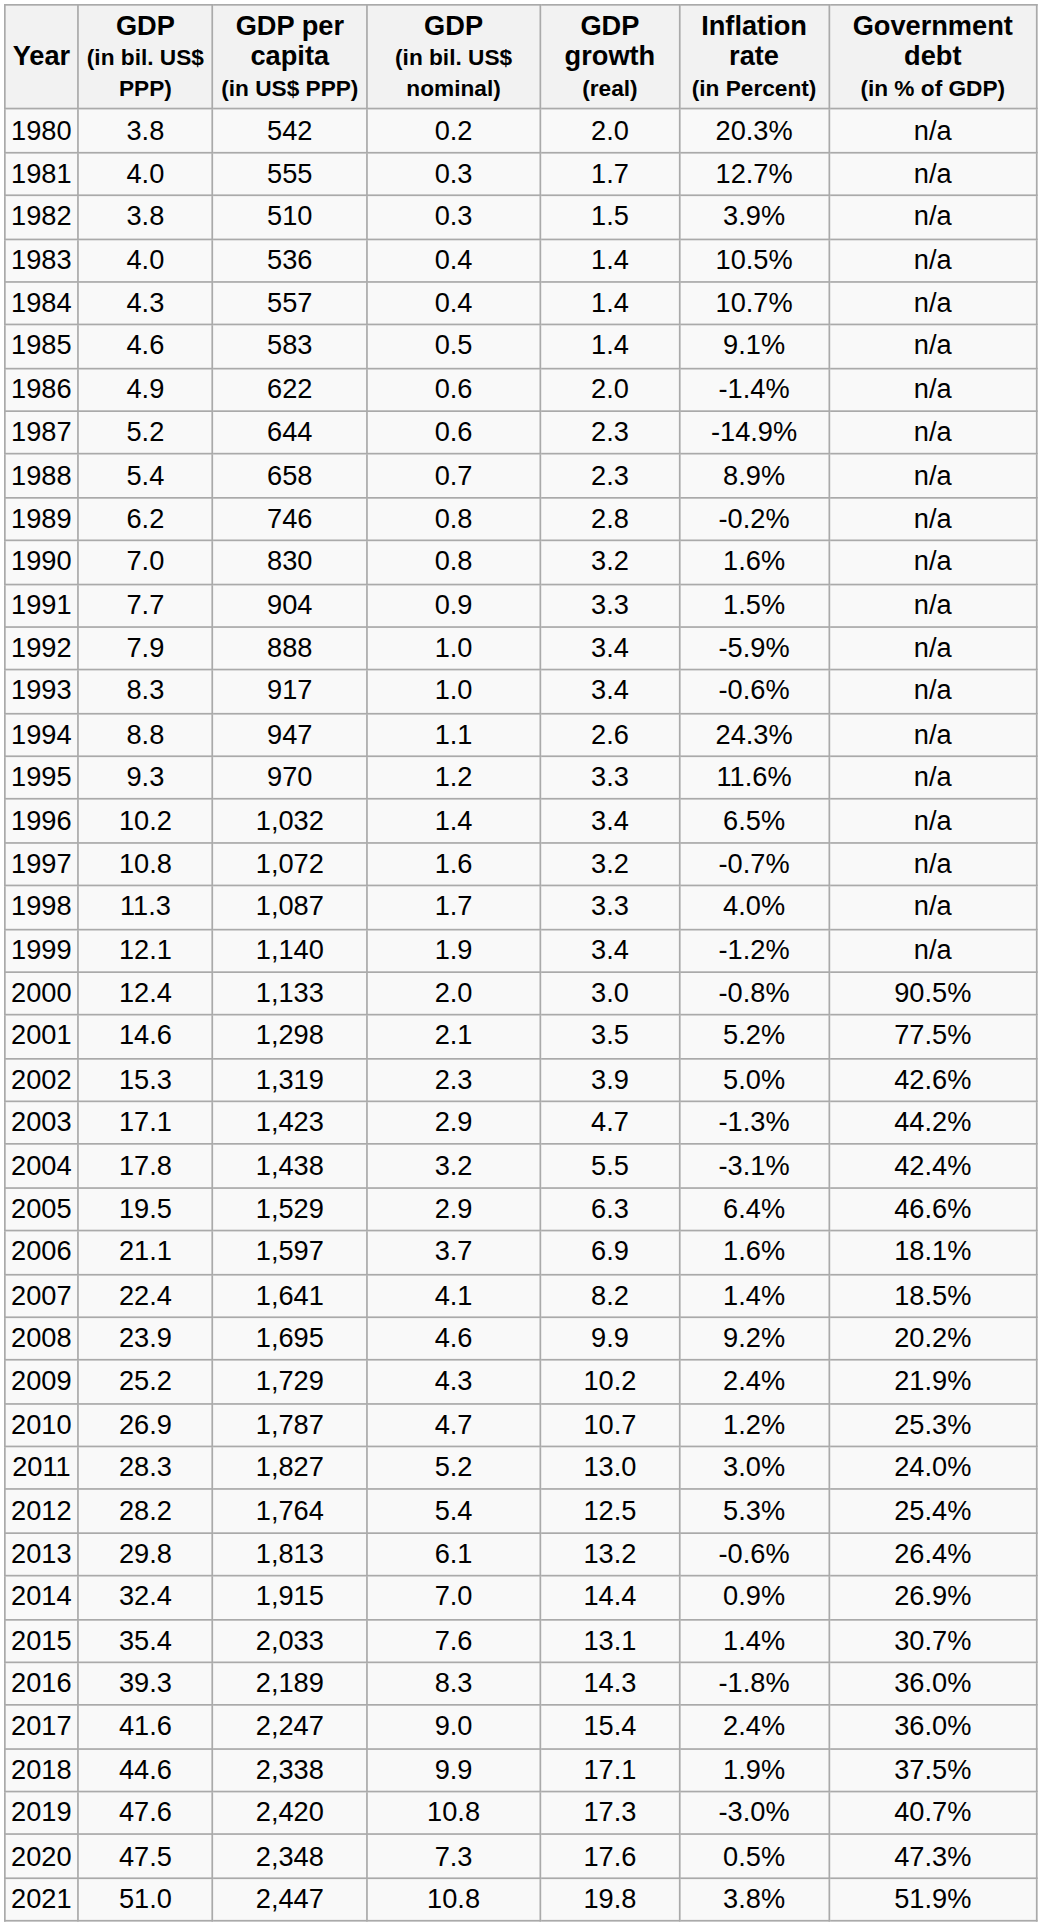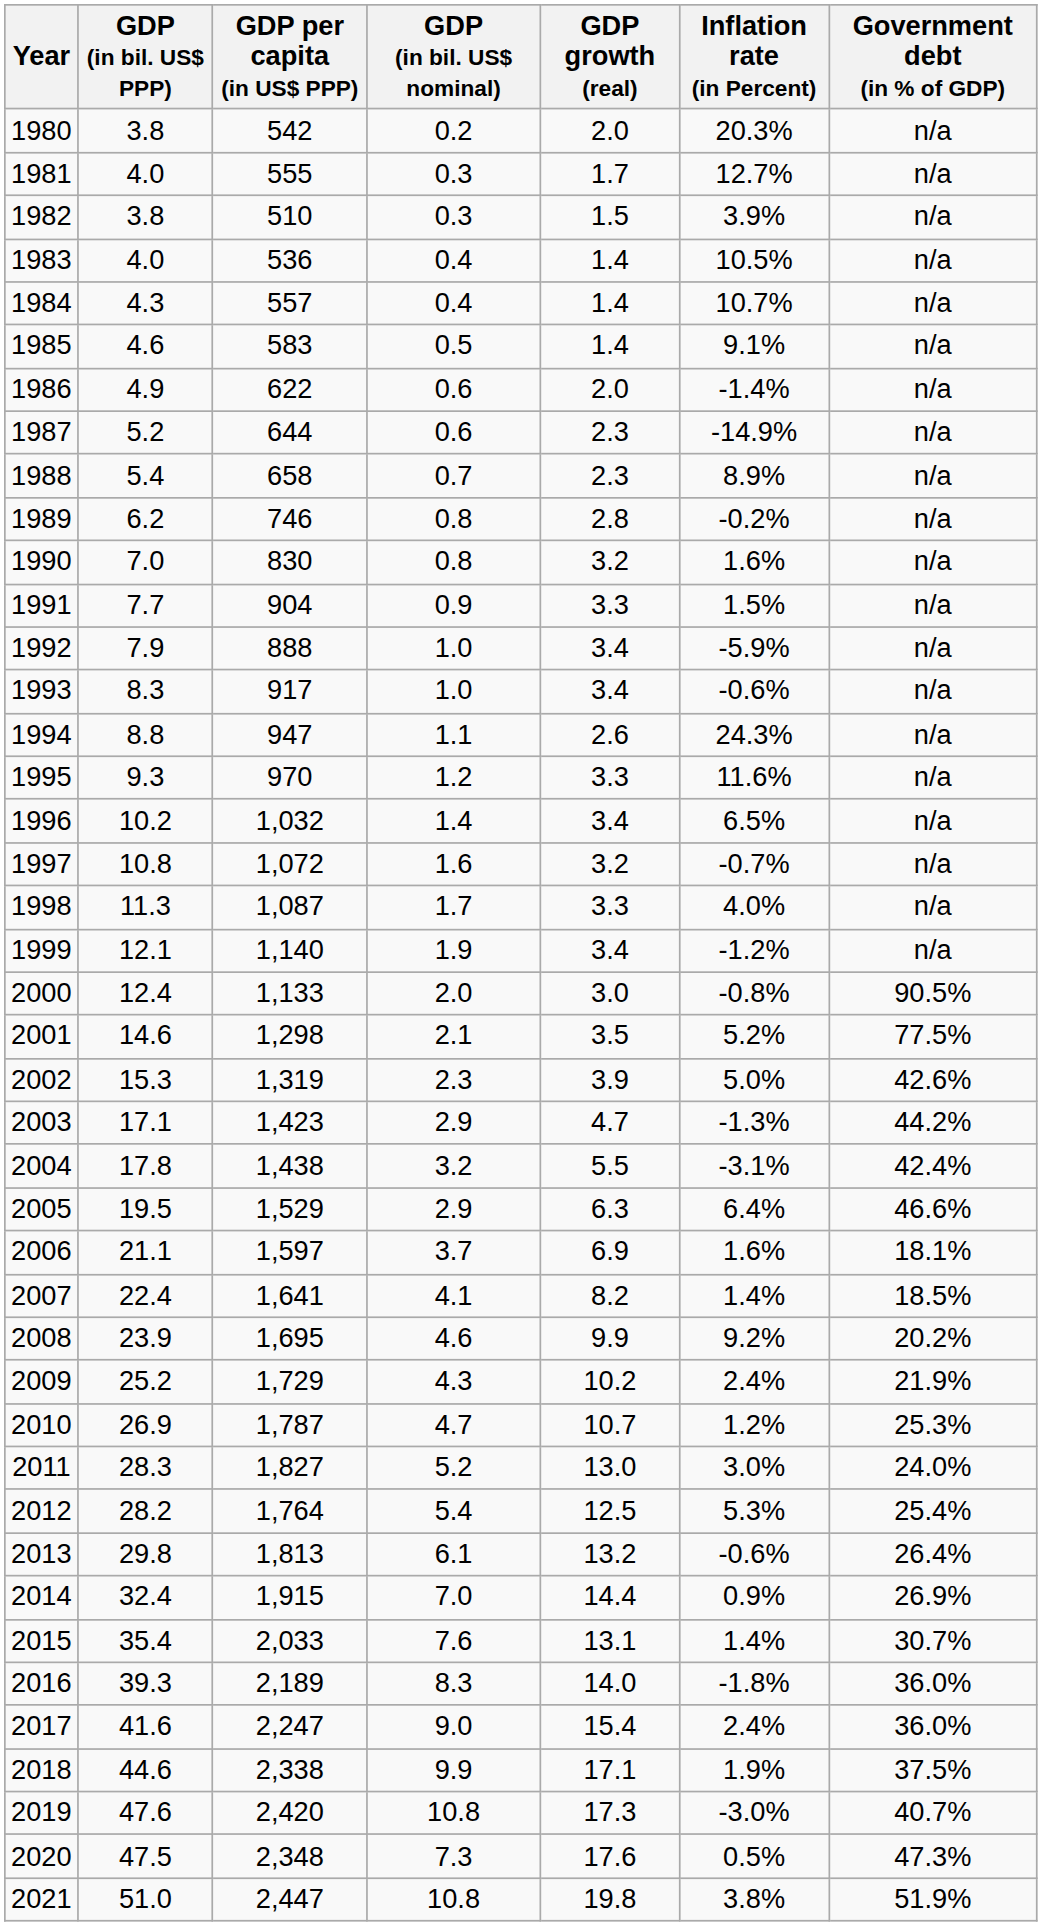(610, 1683) 14.3 -> (610, 1683) 14.0
